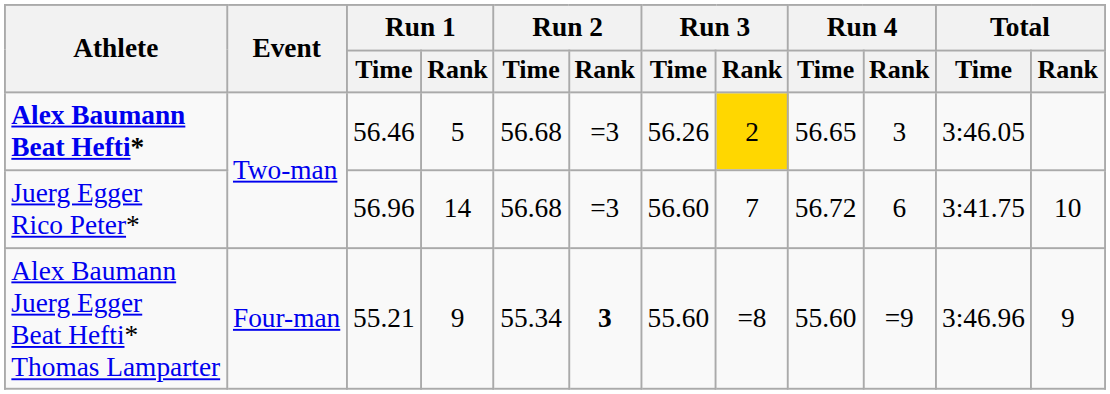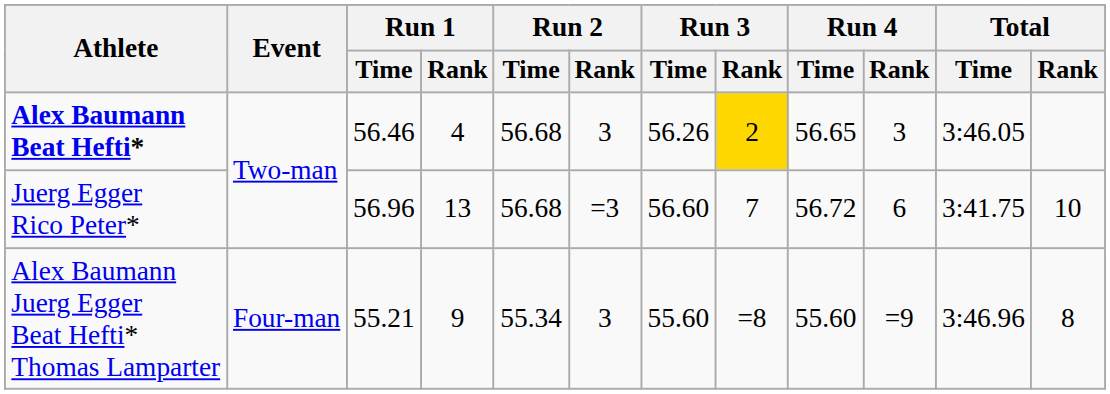(457, 131) 5 -> (457, 131) 4
(605, 131) =3 -> (605, 131) 3
(457, 208) 14 -> (457, 208) 13
(605, 318) bold -> (605, 318) normal
(1068, 318) 9 -> (1068, 318) 8
